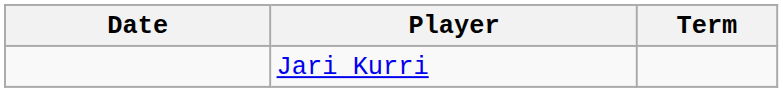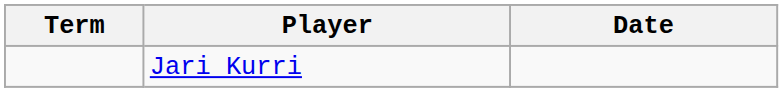columns swapped: (138, 26) <-> (707, 26)
